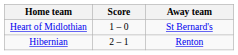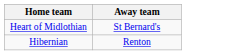- column: (119, 12)
